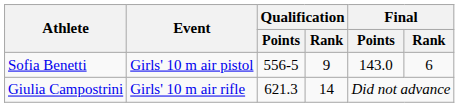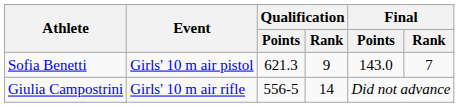(281, 65) 556-5 -> (281, 65) 621.3
(429, 65) 6 -> (429, 65) 7
(281, 90) 621.3 -> (281, 90) 556-5
